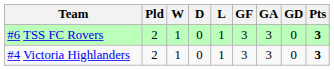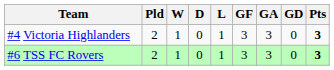rows swapped: (55, 34) <-> (69, 55)
